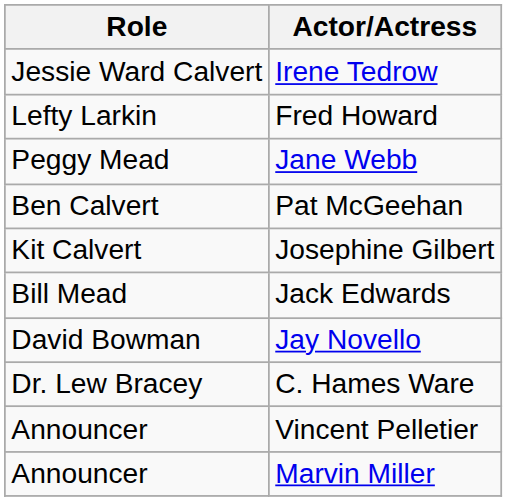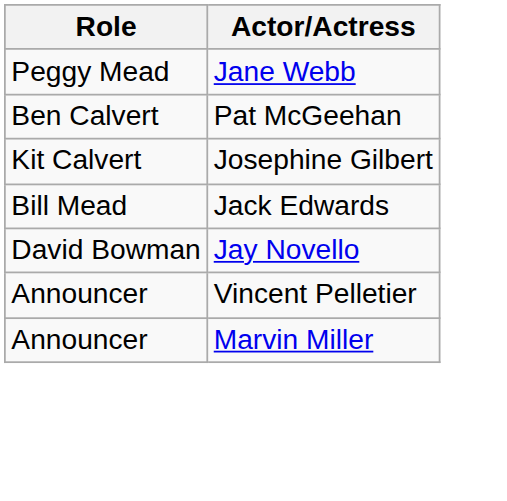- row: (356, 71)
- row: (357, 116)
- row: (375, 384)
